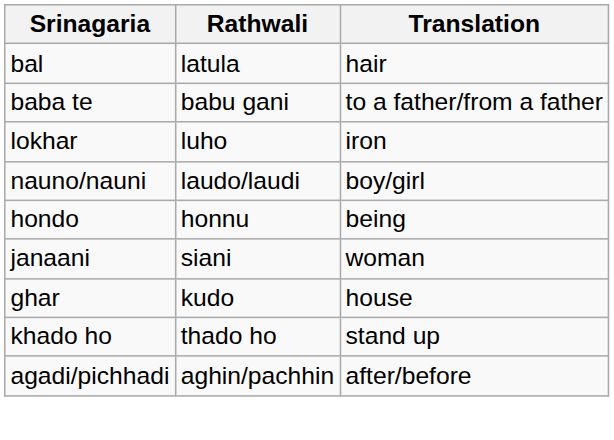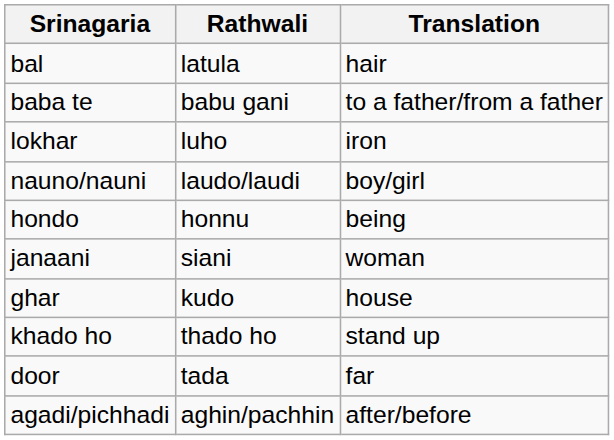+ row: (35, 375)
